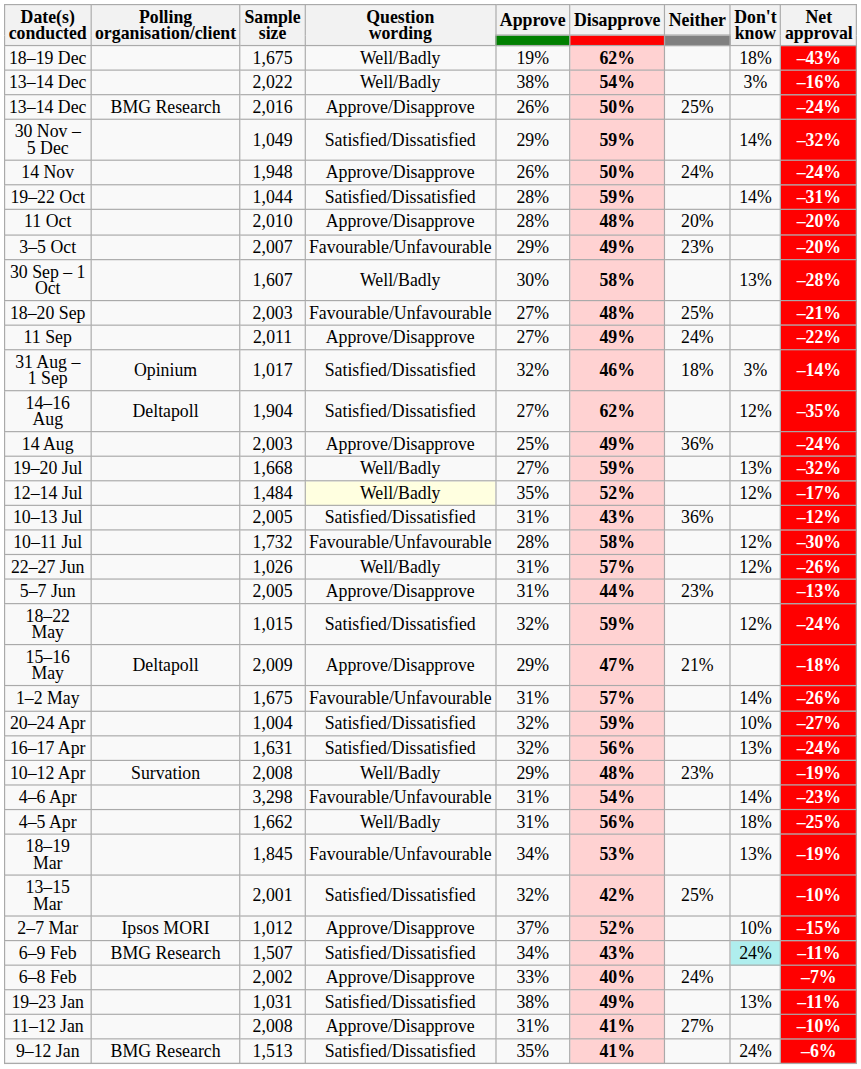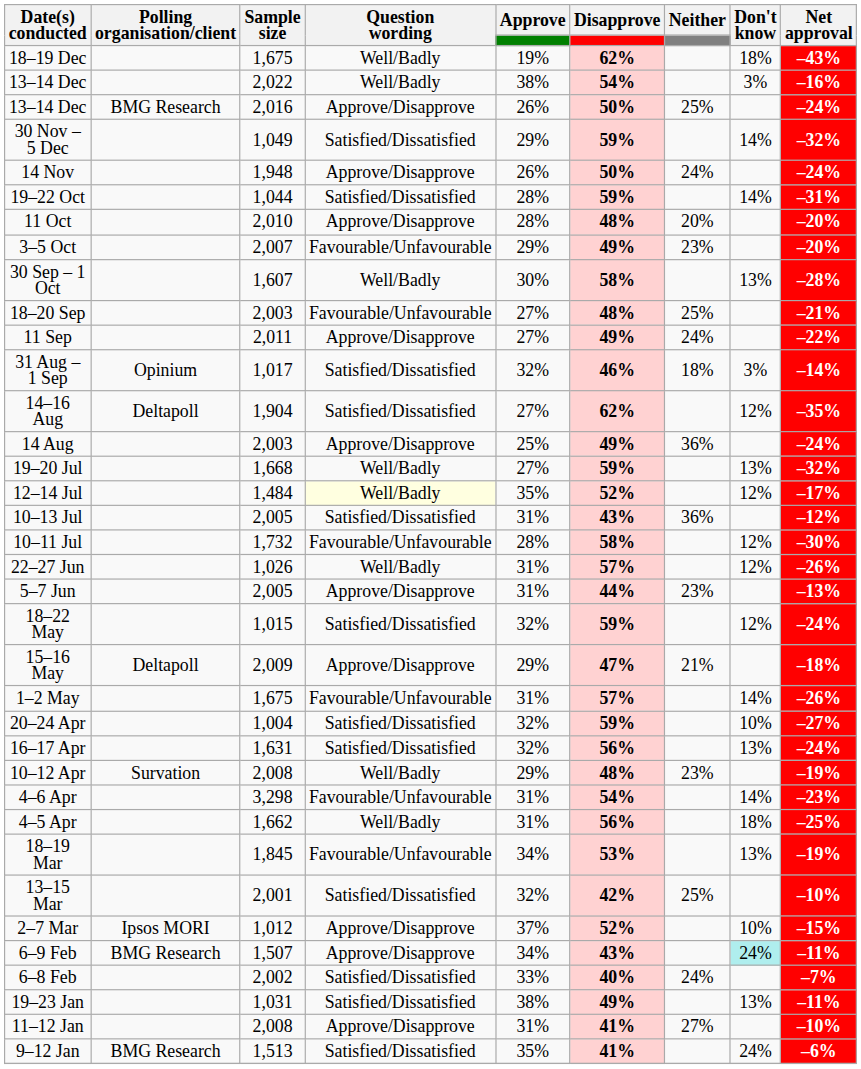(400, 953) Satisfied/Dissatisfied -> (400, 953) Approve/Disapprove
(400, 977) Approve/Disapprove -> (400, 977) Satisfied/Dissatisfied
